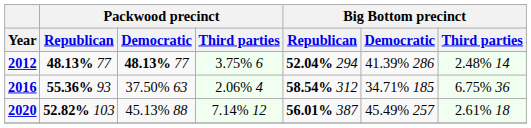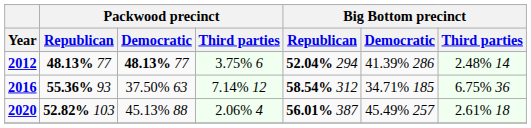(239, 87) 2.06% 4 -> (239, 87) 7.14% 12
(239, 110) 7.14% 12 -> (239, 110) 2.06% 4
